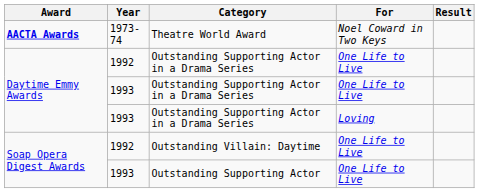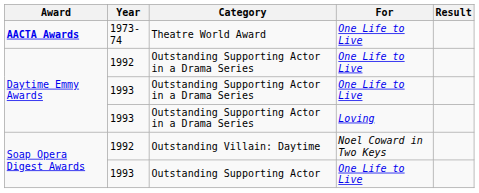(381, 35) Noel Coward in Two Keys -> (371, 35) One Life to Live
(371, 146) One Life to Live -> (381, 146) Noel Coward in Two Keys
